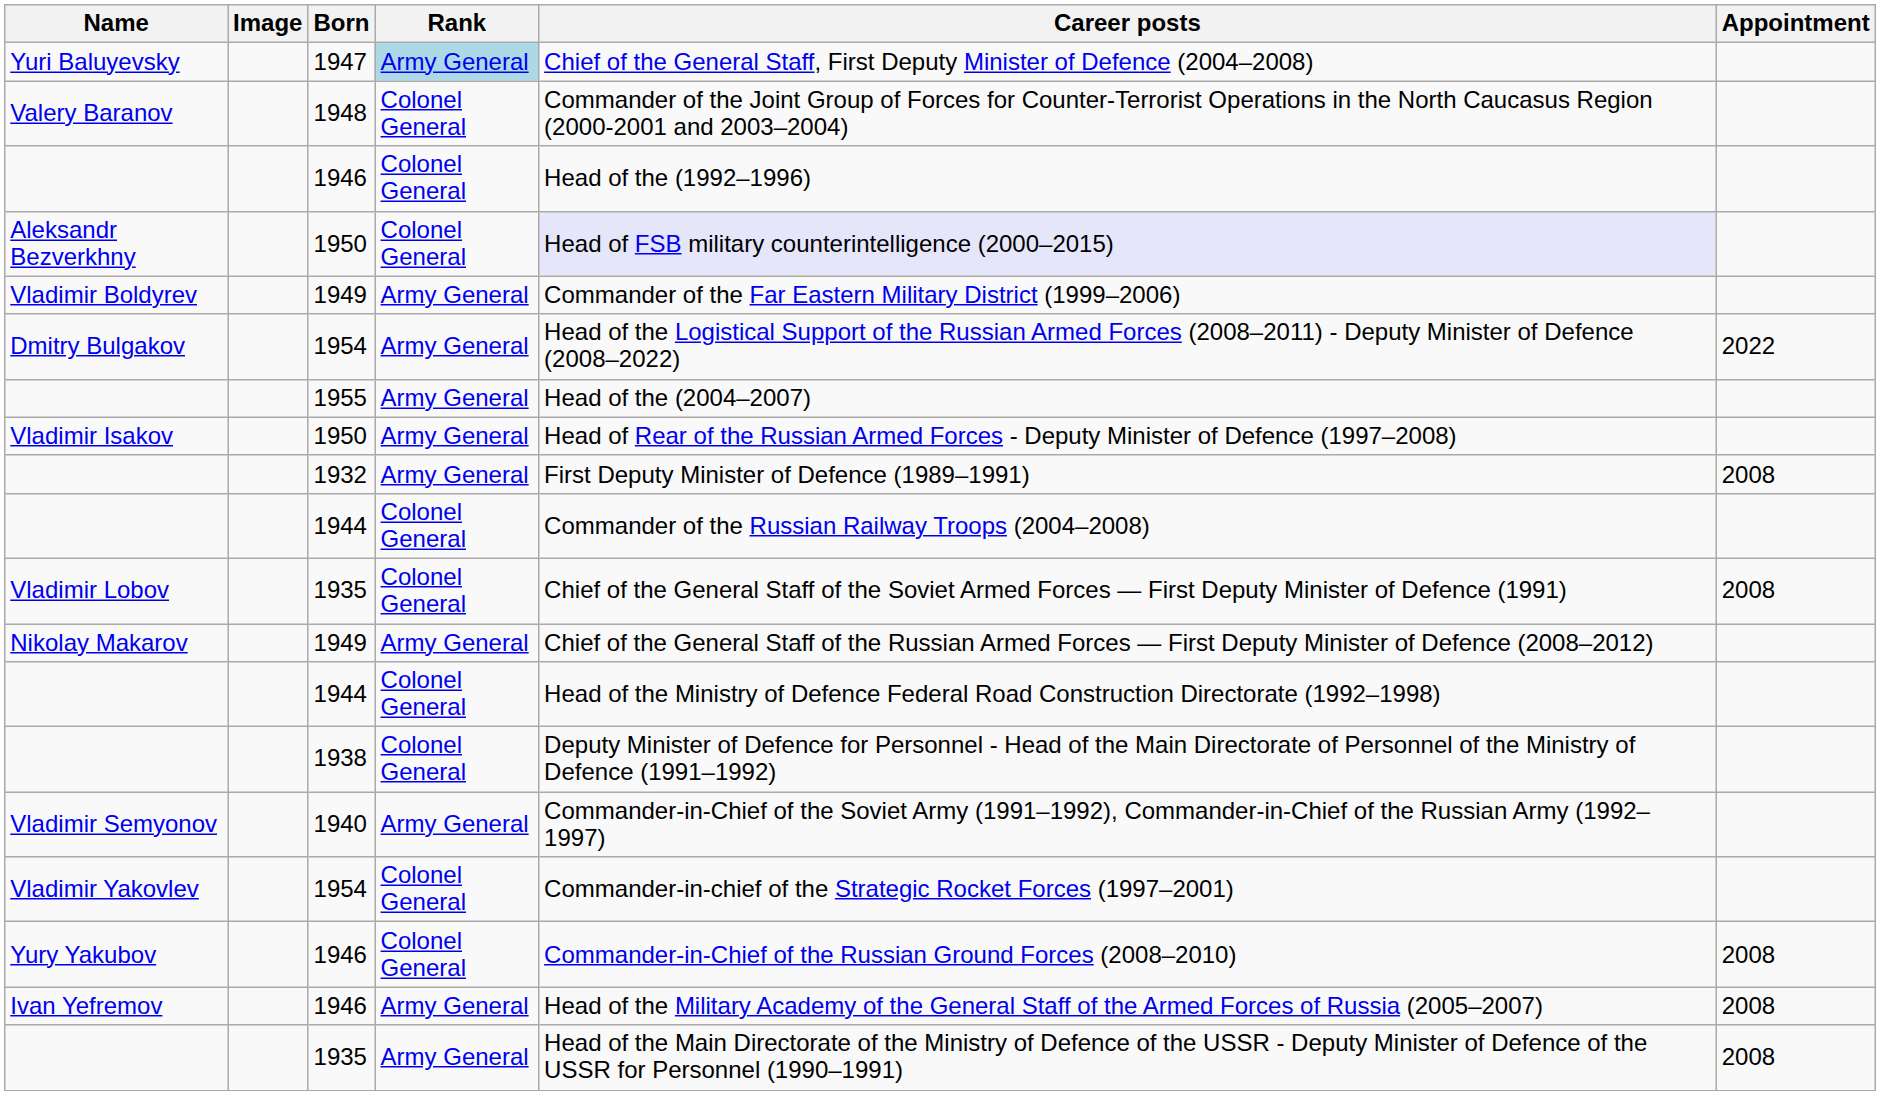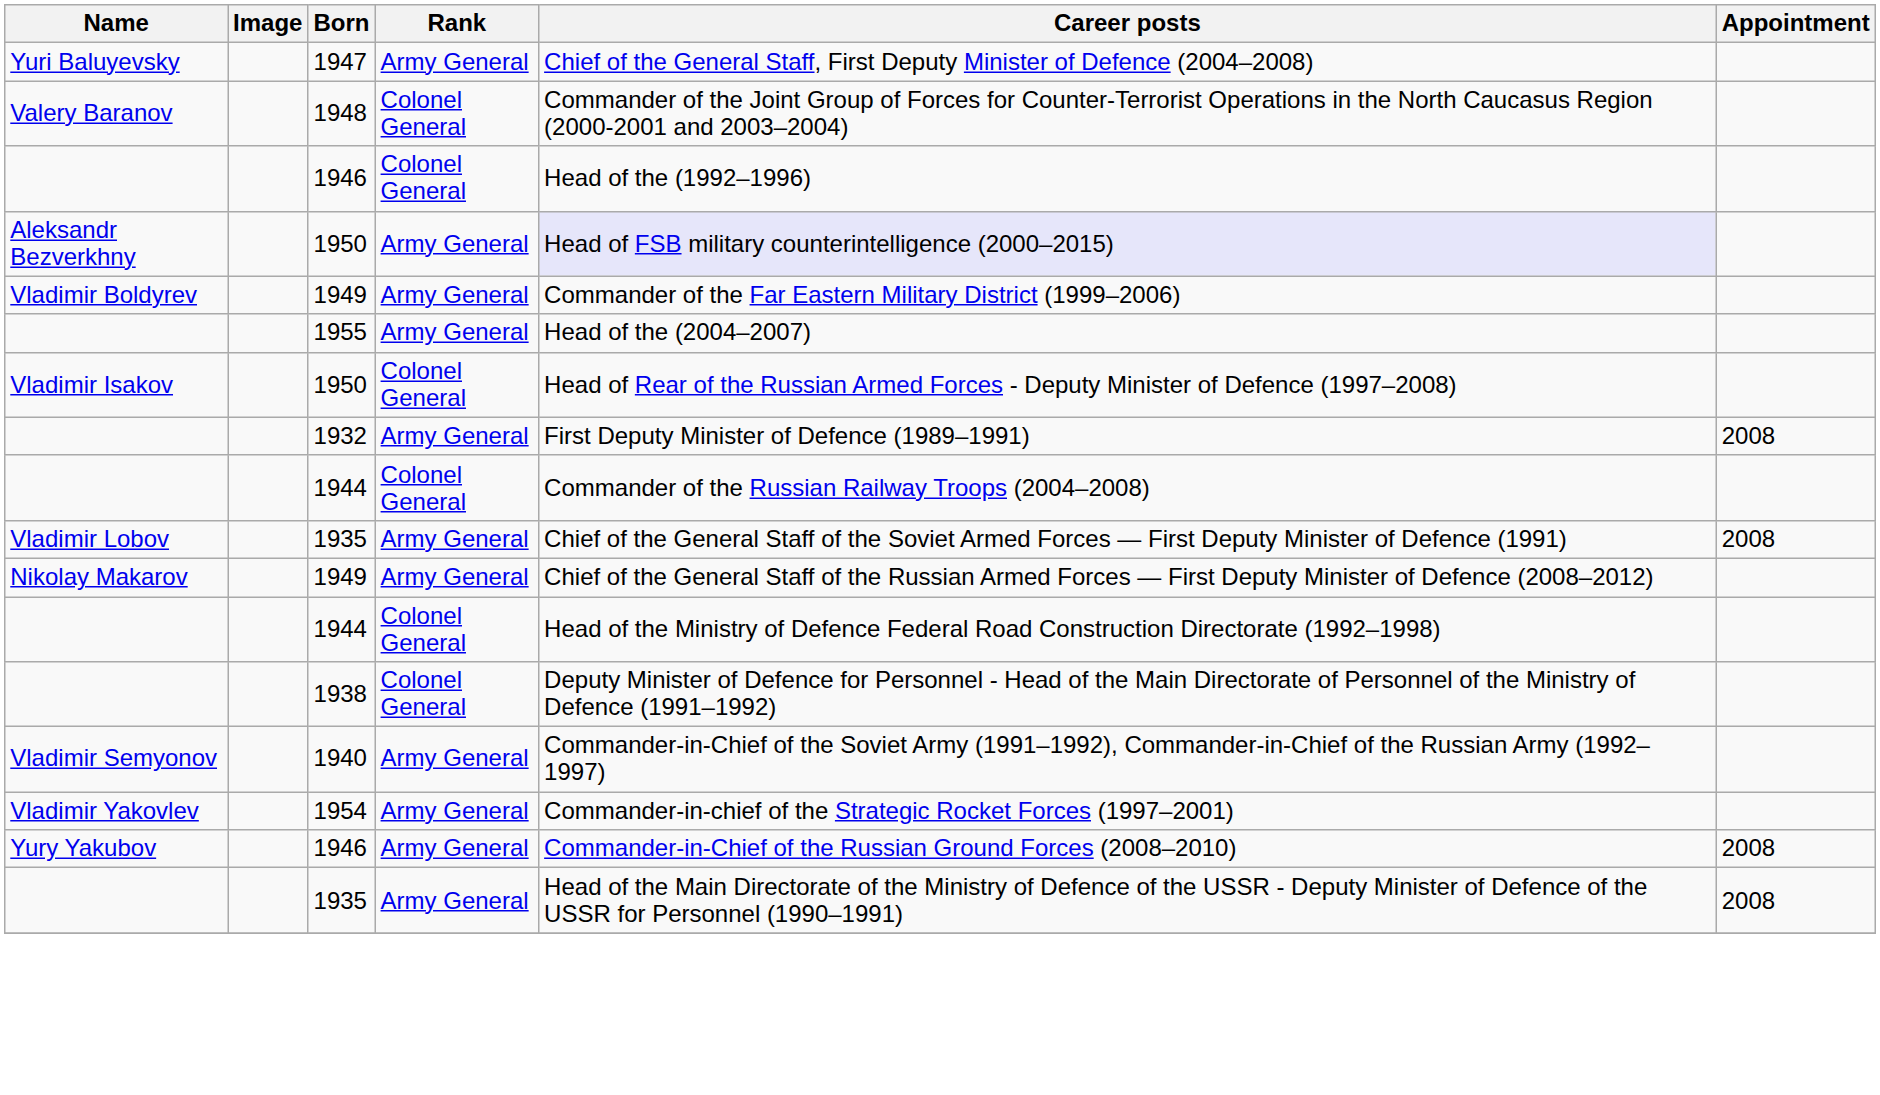(455, 61) lightblue background -> (455, 61) no background
(423, 243) Colonel General -> (455, 243) Army General
- row: (98, 346)
(455, 436) Army General -> (423, 384) Colonel General
(423, 590) Colonel General -> (455, 539) Army General
(423, 889) Colonel General -> (455, 810) Army General
(423, 954) Colonel General -> (455, 848) Army General
- row: (86, 1005)
